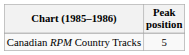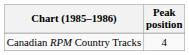(164, 42) 5 -> (164, 42) 4
